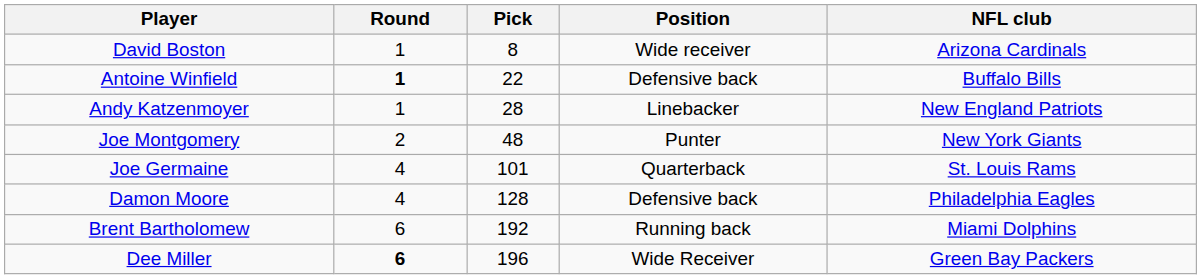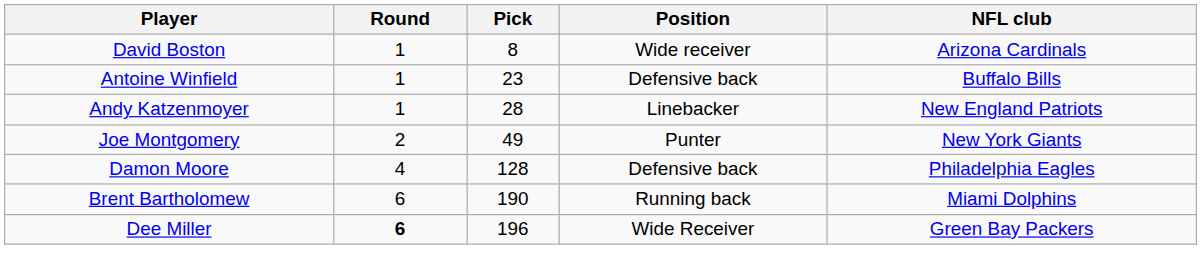(400, 79) bold -> (400, 79) normal
(513, 79) 22 -> (513, 79) 23
(513, 139) 48 -> (513, 139) 49
- row: (169, 169)
(513, 229) 192 -> (513, 199) 190
